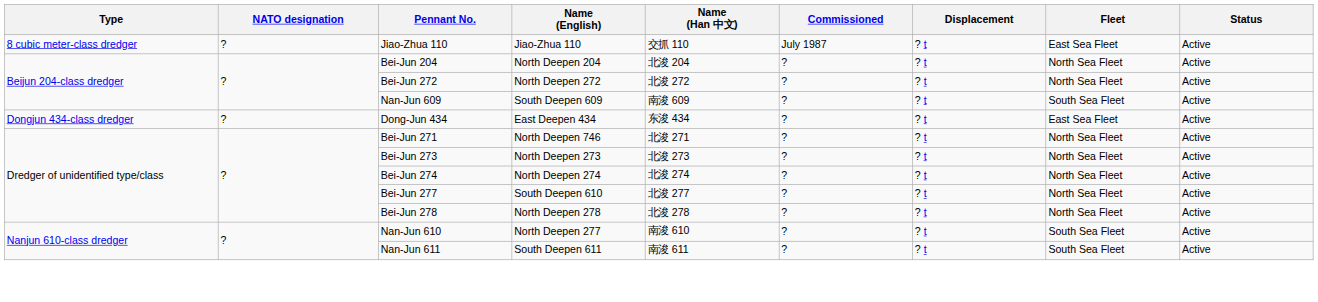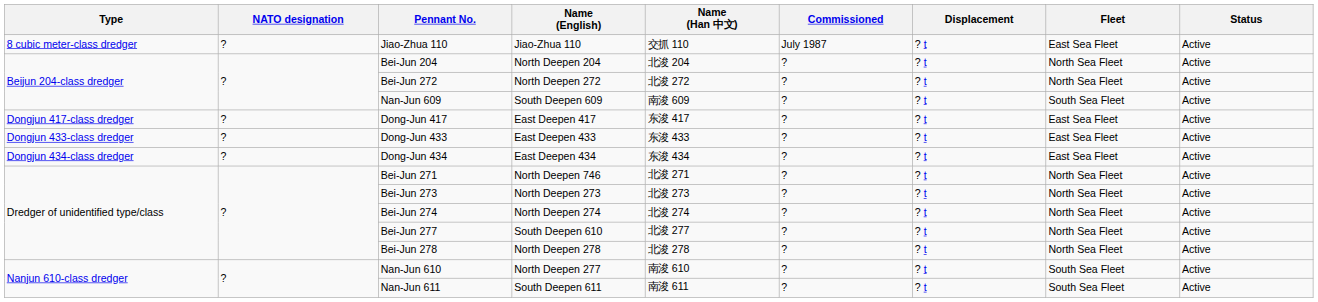+ row: (414, 119)
+ row: (414, 138)
